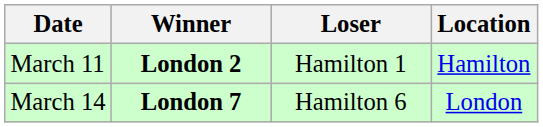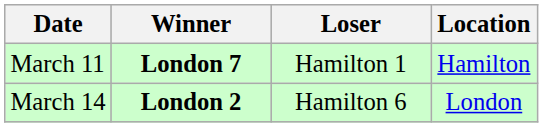(191, 63) London 2 -> (191, 63) London 7
(191, 102) London 7 -> (191, 102) London 2
